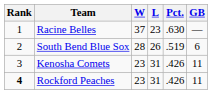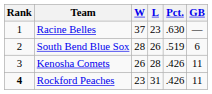(140, 64) 23 -> (140, 64) 26
(155, 64) 31 -> (155, 64) 28
